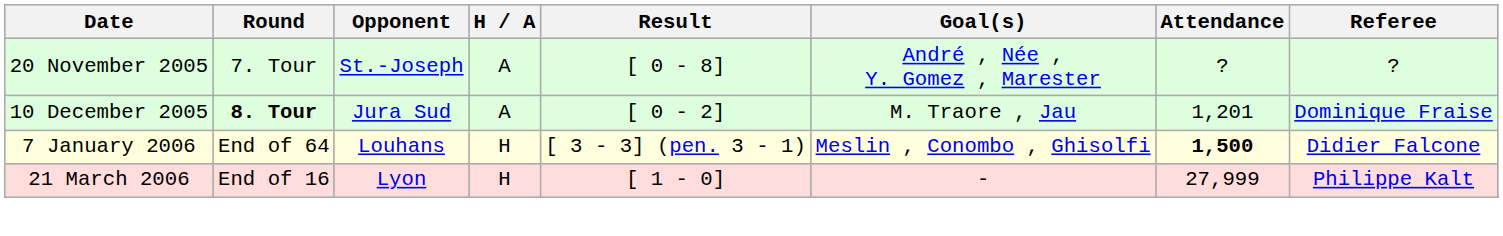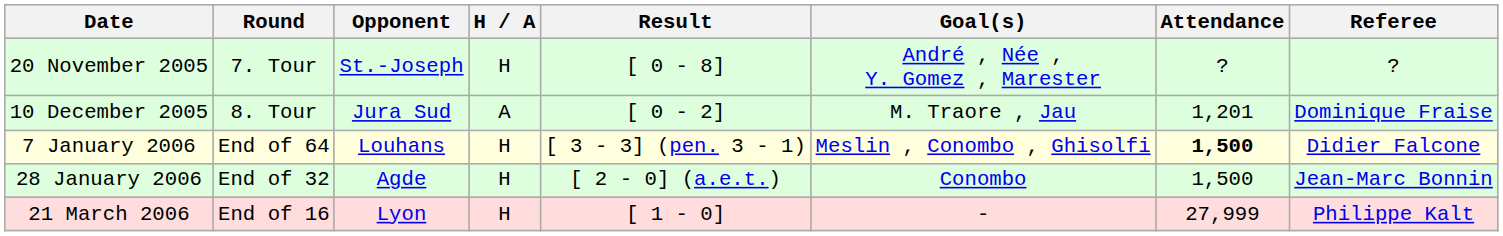(504, 67) A -> (504, 67) H
(274, 113) bold -> (274, 113) normal
+ row: (109, 180)
